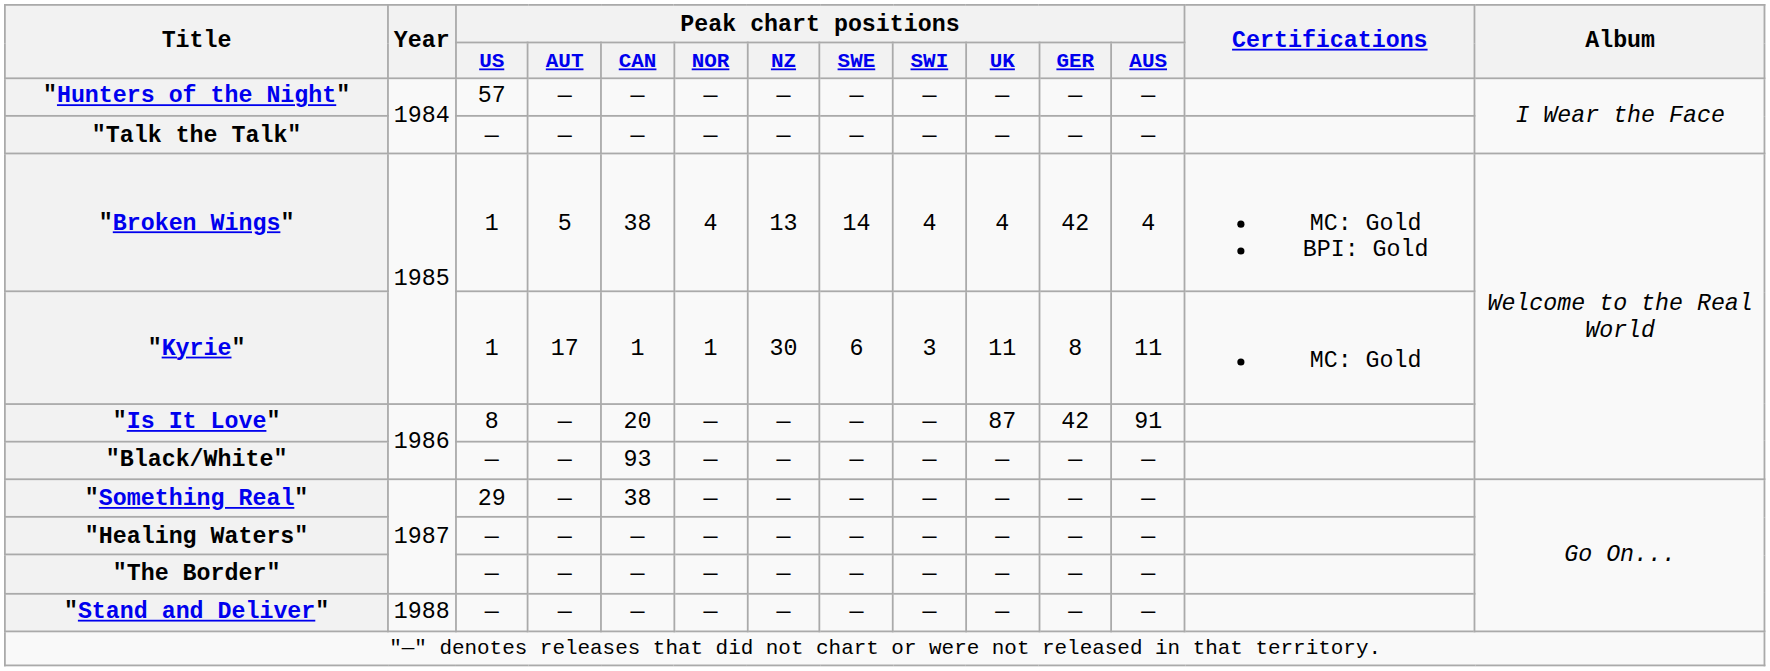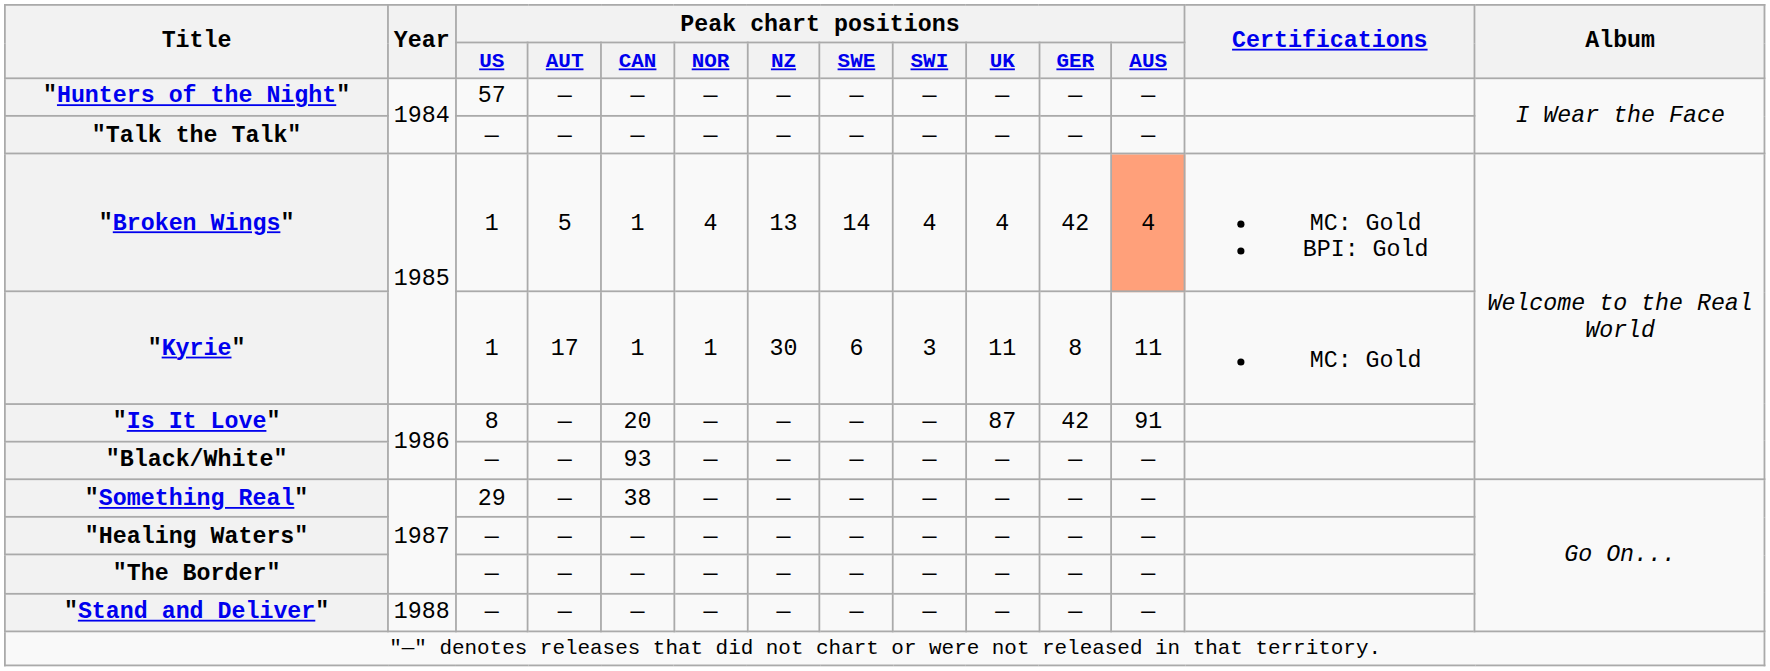(638, 223) 38 -> (638, 223) 1
(1148, 223) no background -> (1148, 223) lightsalmon background
